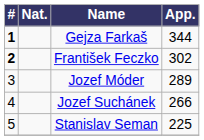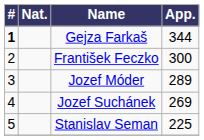(11, 59) bold -> (11, 59) normal
(180, 59) 302 -> (180, 59) 300
(180, 102) 266 -> (180, 102) 269
